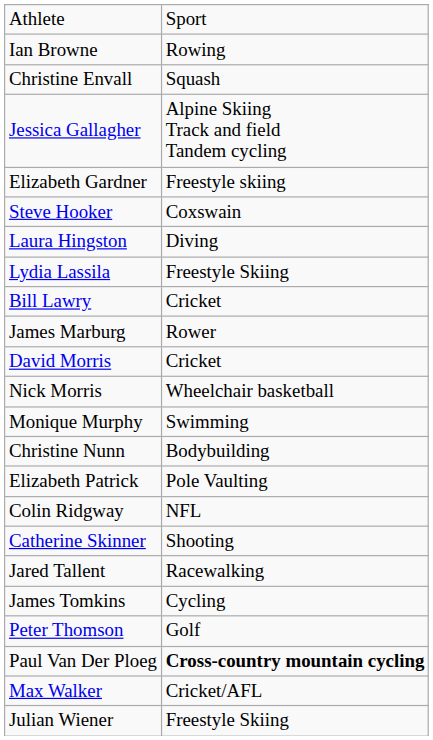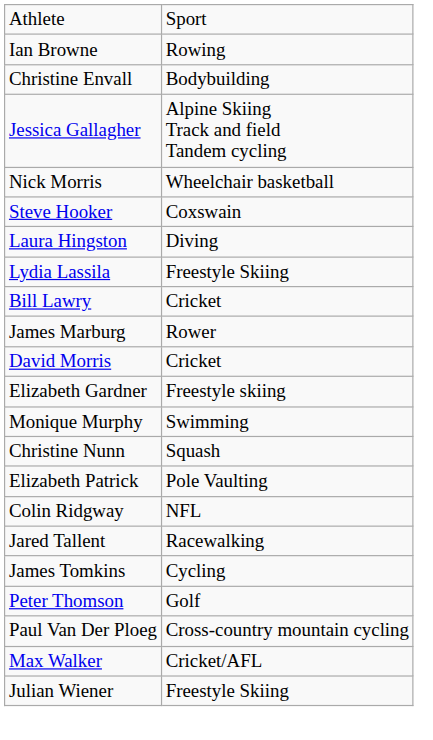(193, 79) Squash -> (218, 79) Bodybuilding
rows swapped: (78, 181) <-> (55, 391)
(218, 451) Bodybuilding -> (193, 451) Squash
- row: (77, 541)
(295, 660) bold -> (287, 630) normal
